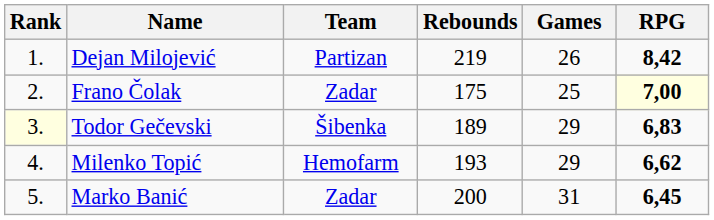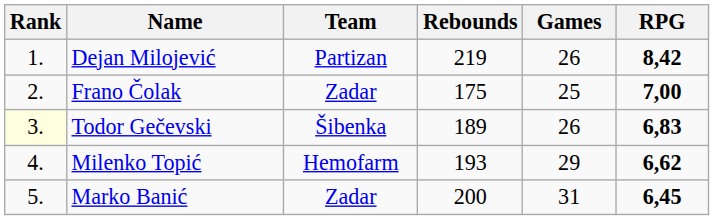(662, 92) lightyellow background -> (662, 92) no background
(569, 127) 29 -> (569, 127) 26
